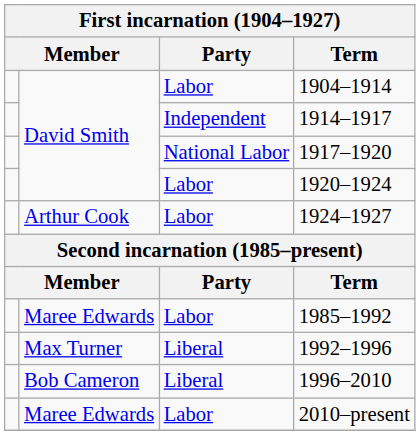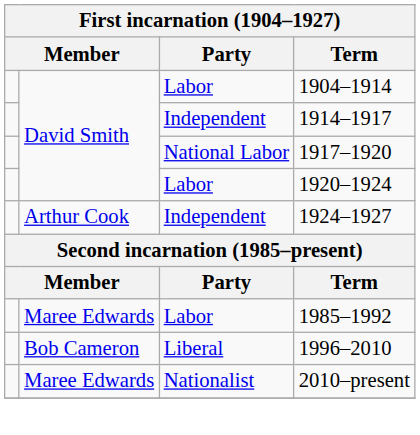(188, 217) Labor -> (215, 217) Independent
- row: (345, 348)
(188, 413) Labor -> (209, 380) Nationalist
